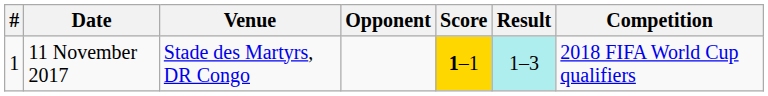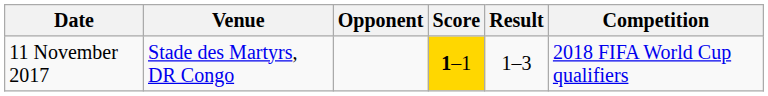- column: (14, 20)
(524, 63) paleturquoise background -> (516, 63) no background
